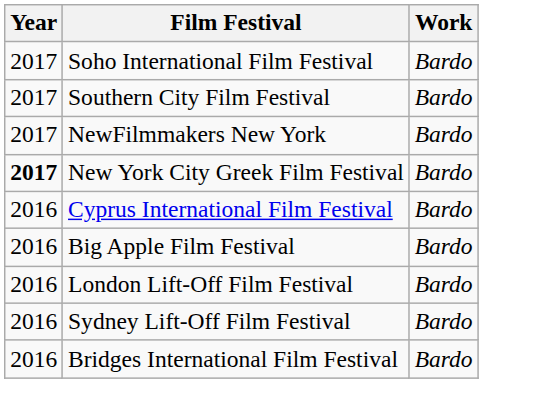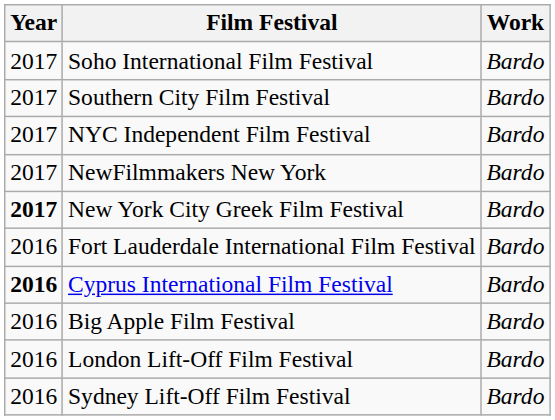+ row: (219, 135)
+ row: (272, 246)
(34, 209) normal -> (34, 284) bold
- row: (233, 358)
